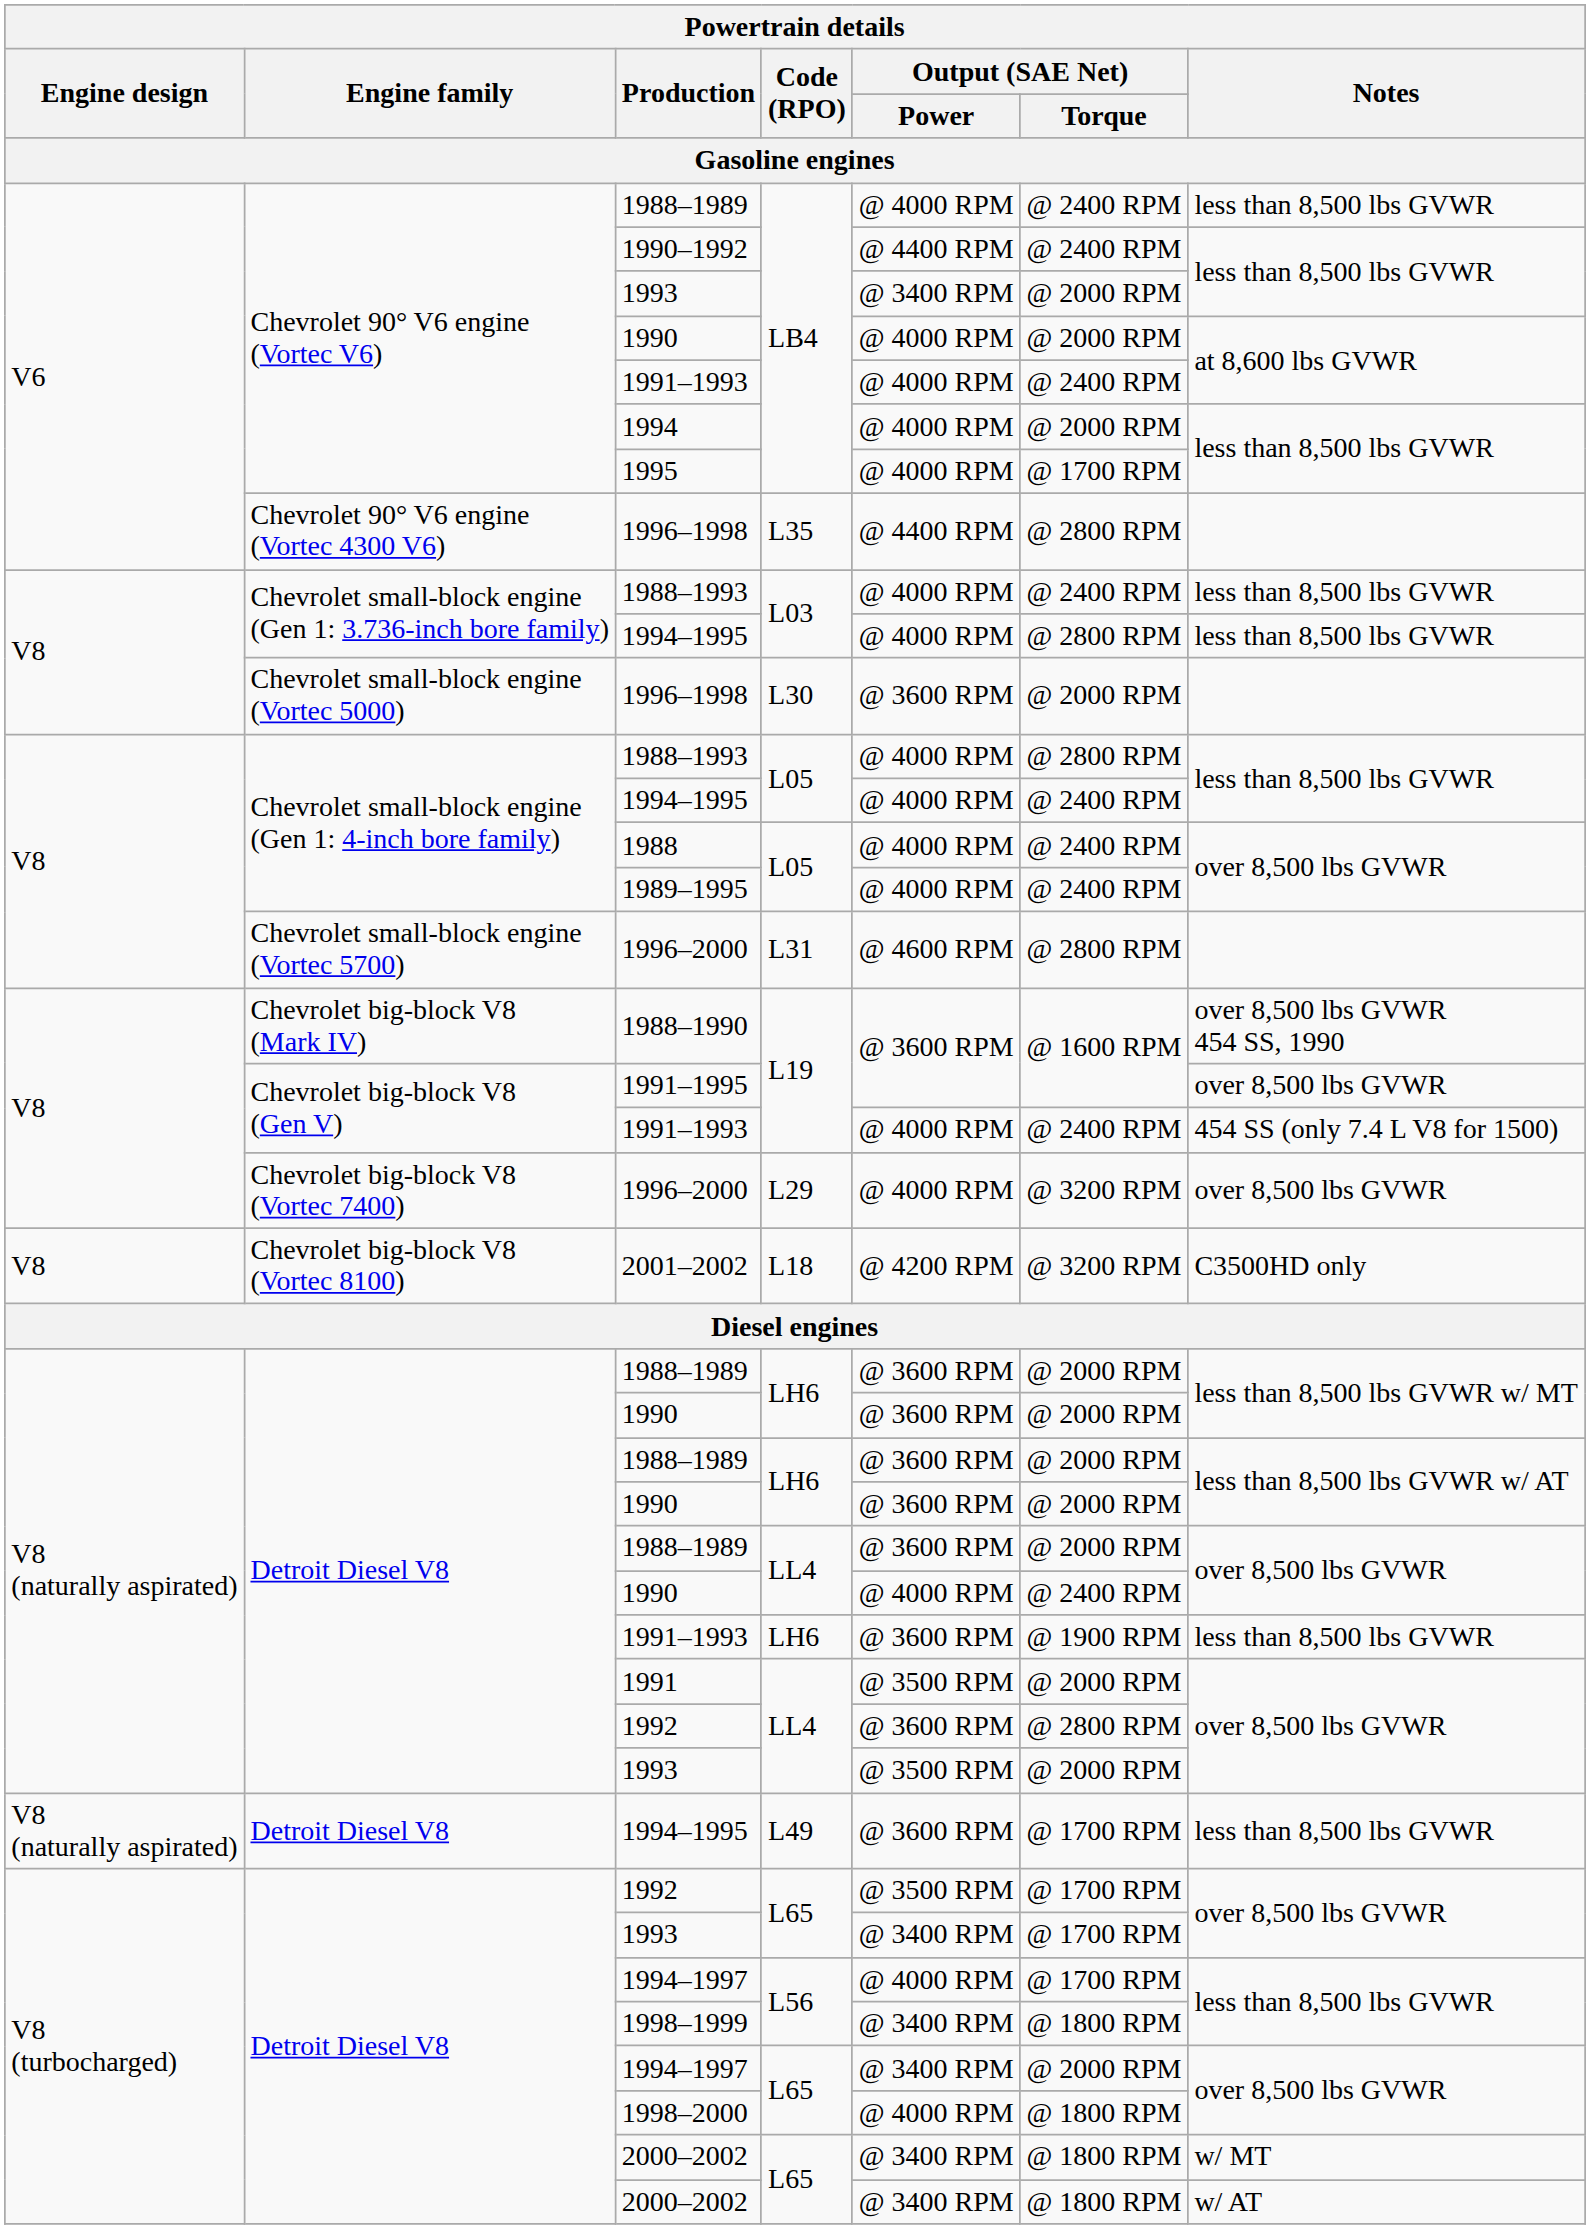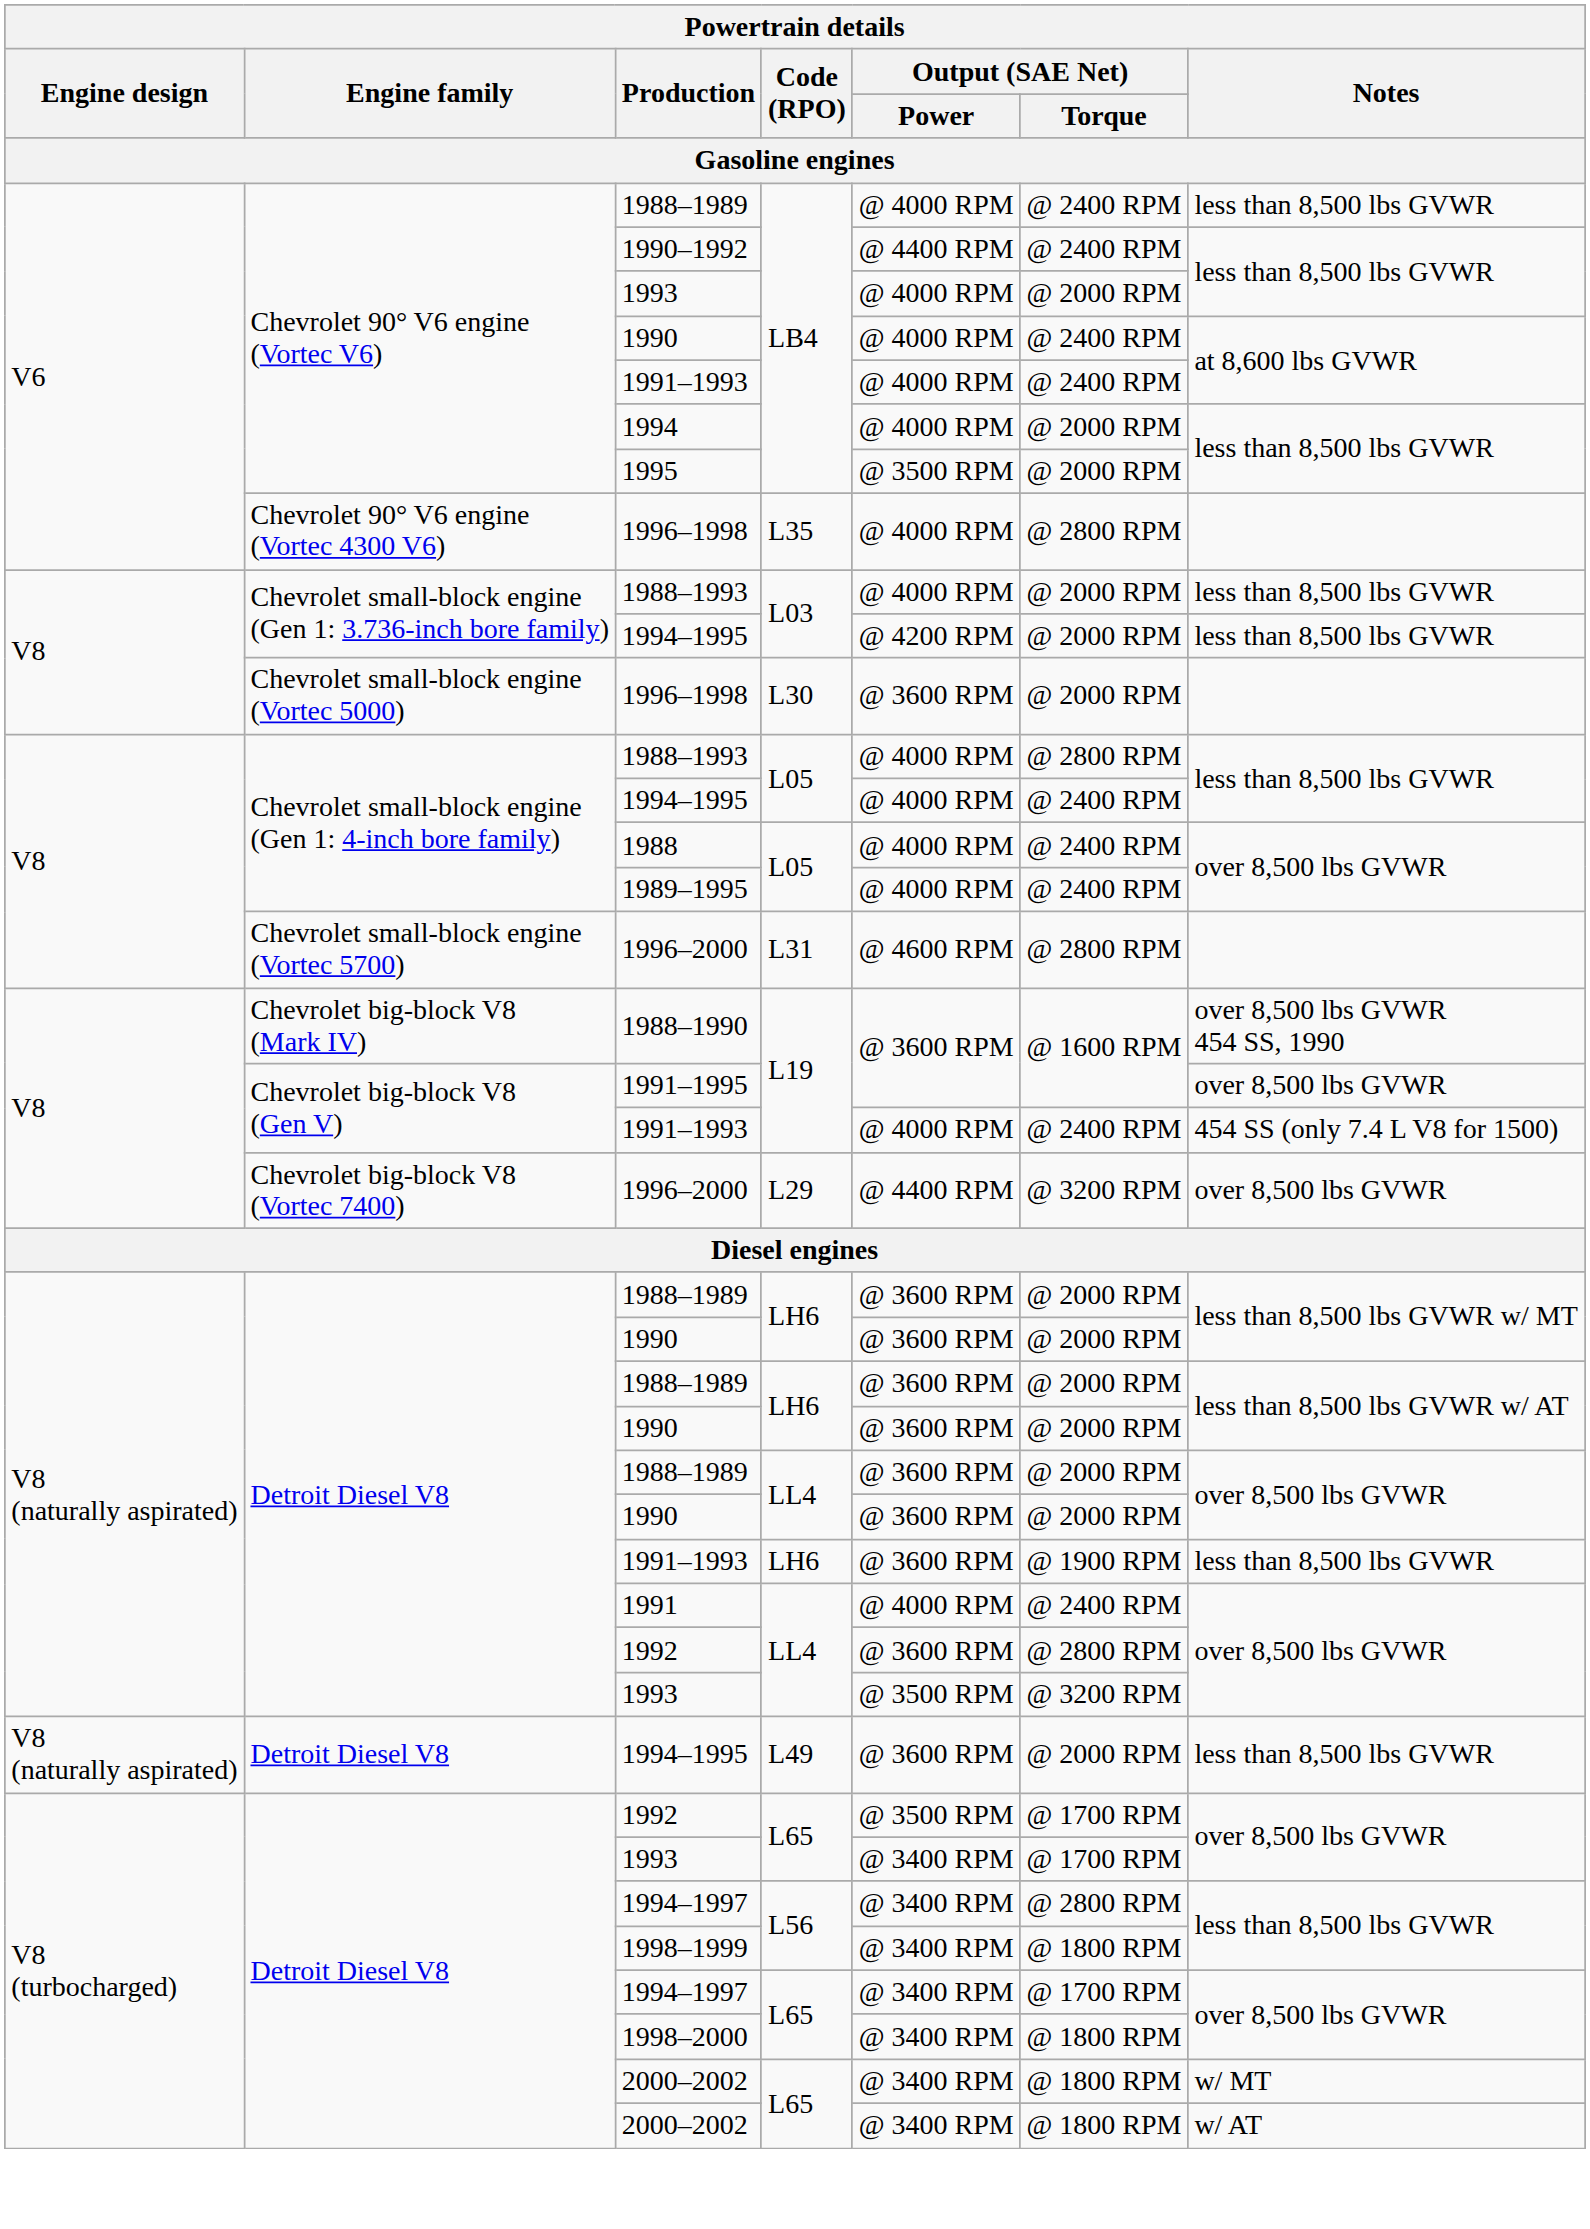(936, 293) @ 3400 RPM -> (936, 293) @ 4000 RPM
(1104, 337) @ 2000 RPM -> (1104, 337) @ 2400 RPM
(936, 470) @ 4000 RPM -> (936, 470) @ 3500 RPM
(1104, 470) @ 1700 RPM -> (1104, 470) @ 2000 RPM
(936, 530) @ 4400 RPM -> (936, 530) @ 4000 RPM
(1104, 591) @ 2400 RPM -> (1104, 591) @ 2000 RPM
(936, 635) @ 4000 RPM -> (936, 635) @ 4200 RPM
(1104, 635) @ 2800 RPM -> (1104, 635) @ 2000 RPM
(936, 1189) @ 4000 RPM -> (936, 1189) @ 4400 RPM
- row: (685, 1265)
(936, 1592) @ 4000 RPM -> (936, 1516) @ 3600 RPM
(1104, 1592) @ 2400 RPM -> (1104, 1516) @ 2000 RPM
(936, 1681) @ 3500 RPM -> (936, 1605) @ 4000 RPM
(1104, 1681) @ 2000 RPM -> (1104, 1605) @ 2400 RPM
(1104, 1769) @ 2000 RPM -> (1104, 1694) @ 3200 RPM
(1104, 1830) @ 1700 RPM -> (1104, 1754) @ 2000 RPM
(936, 1979) @ 4000 RPM -> (936, 1903) @ 3400 RPM
(1104, 1979) @ 1700 RPM -> (1104, 1903) @ 2800 RPM
(1104, 2067) @ 2000 RPM -> (1104, 1991) @ 1700 RPM
(936, 2112) @ 4000 RPM -> (936, 2036) @ 3400 RPM
